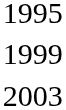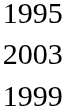rows swapped: (33, 54) <-> (33, 95)
